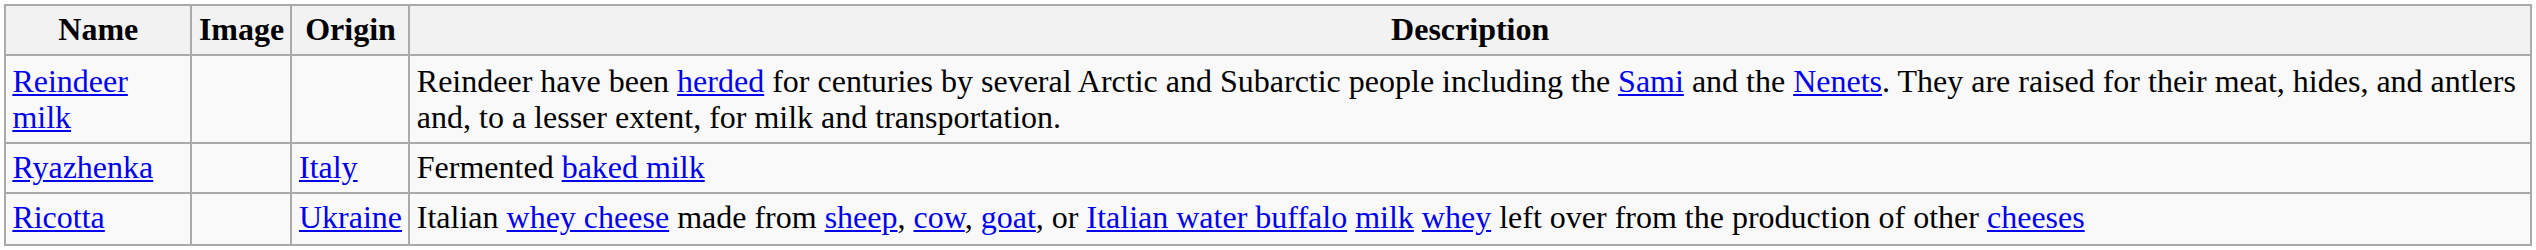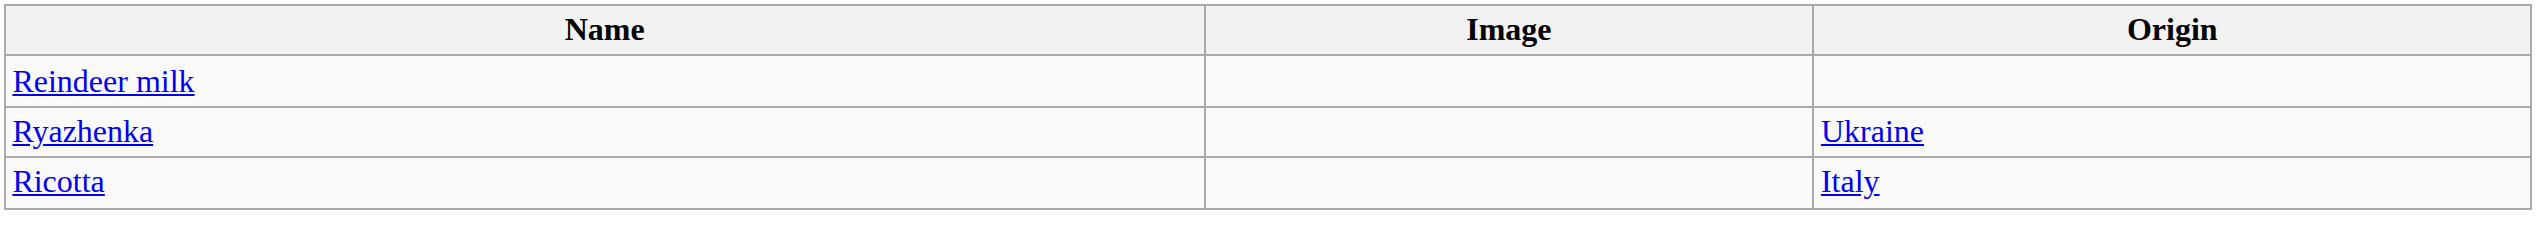- column: (1470, 29)
(328, 167) Italy -> (1872, 131) Ukraine
(350, 218) Ukraine -> (1850, 182) Italy
